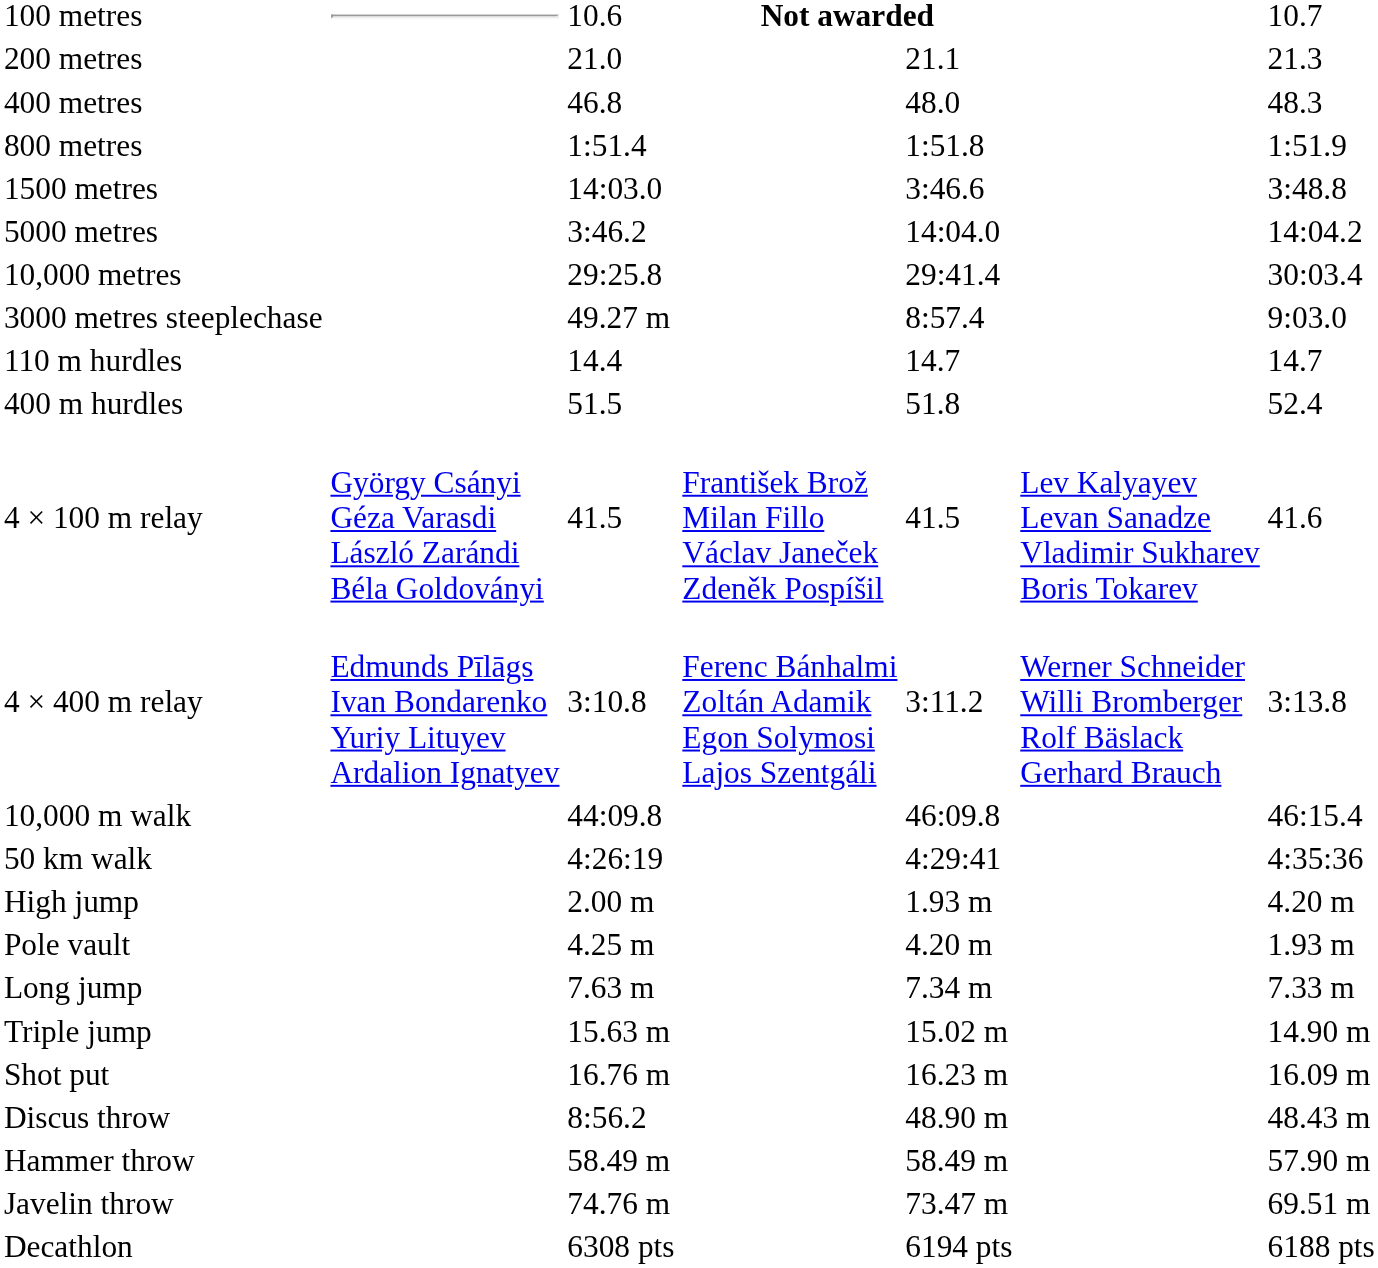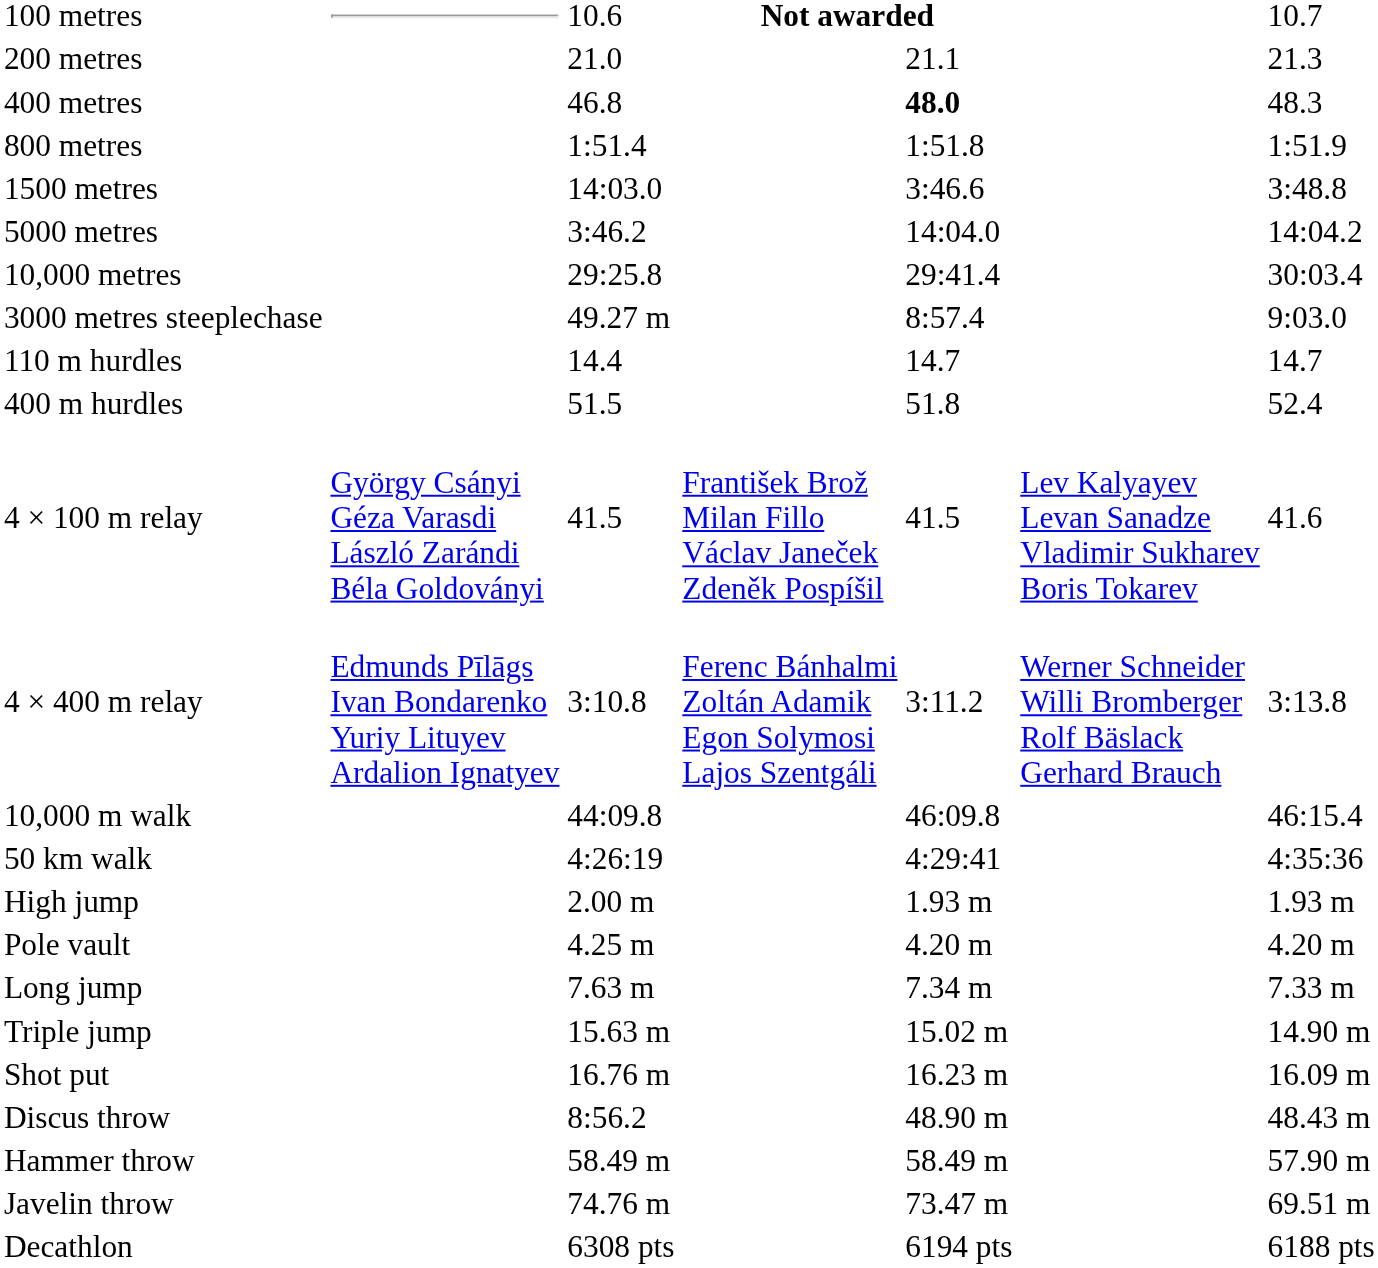(933, 102) normal -> (933, 102) bold
(1311, 901) 4.20 m -> (1311, 901) 1.93 m
(1311, 945) 1.93 m -> (1311, 945) 4.20 m
